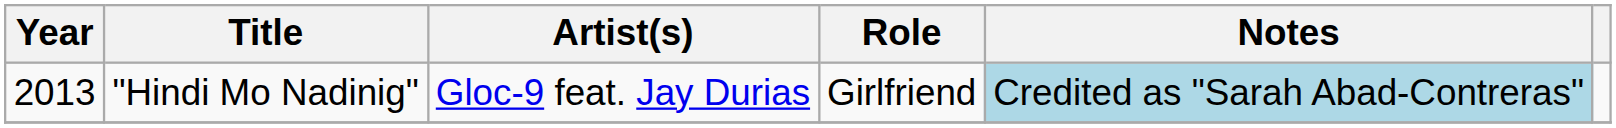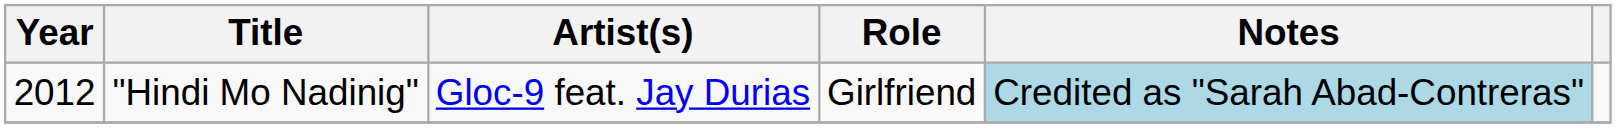(55, 92) 2013 -> (55, 92) 2012
